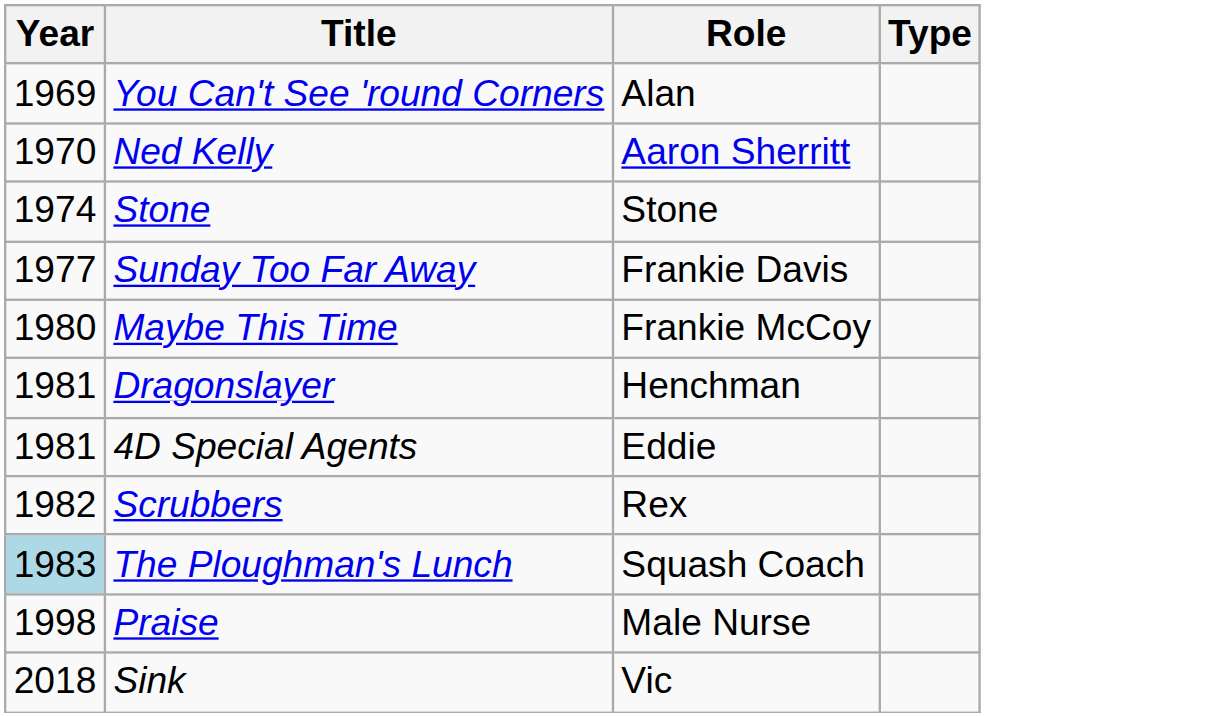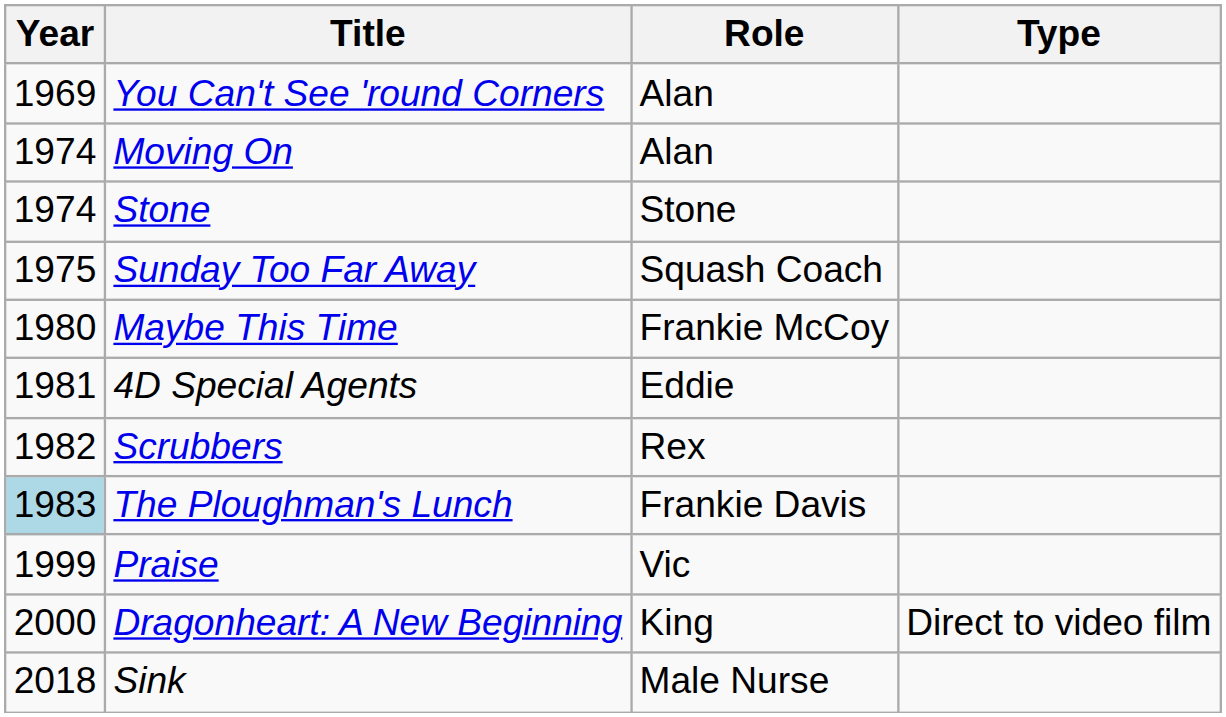- row: (193, 151)
+ row: (203, 151)
(55, 269) 1977 -> (55, 269) 1975
(735, 269) Frankie Davis -> (761, 269) Squash Coach
- row: (224, 387)
(743, 563) Squash Coach -> (753, 504) Frankie Davis
(55, 622) 1998 -> (55, 563) 1999
(716, 622) Male Nurse -> (665, 563) Vic
+ row: (368, 622)
(647, 681) Vic -> (734, 681) Male Nurse
